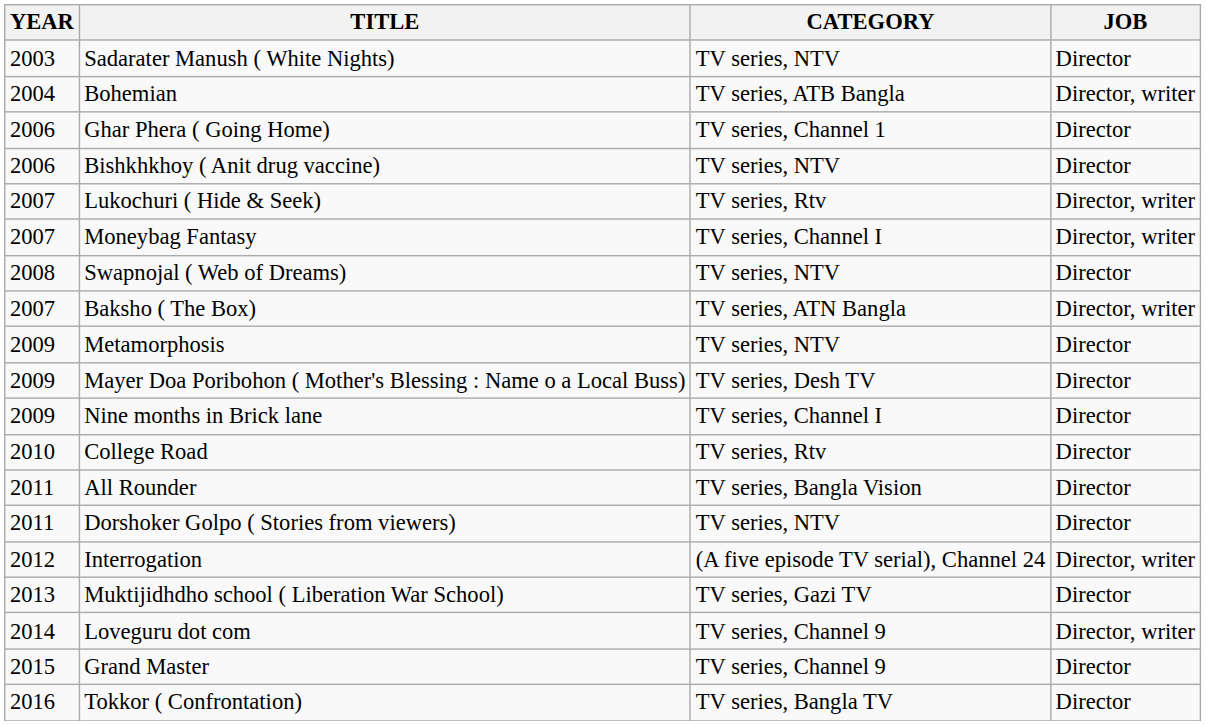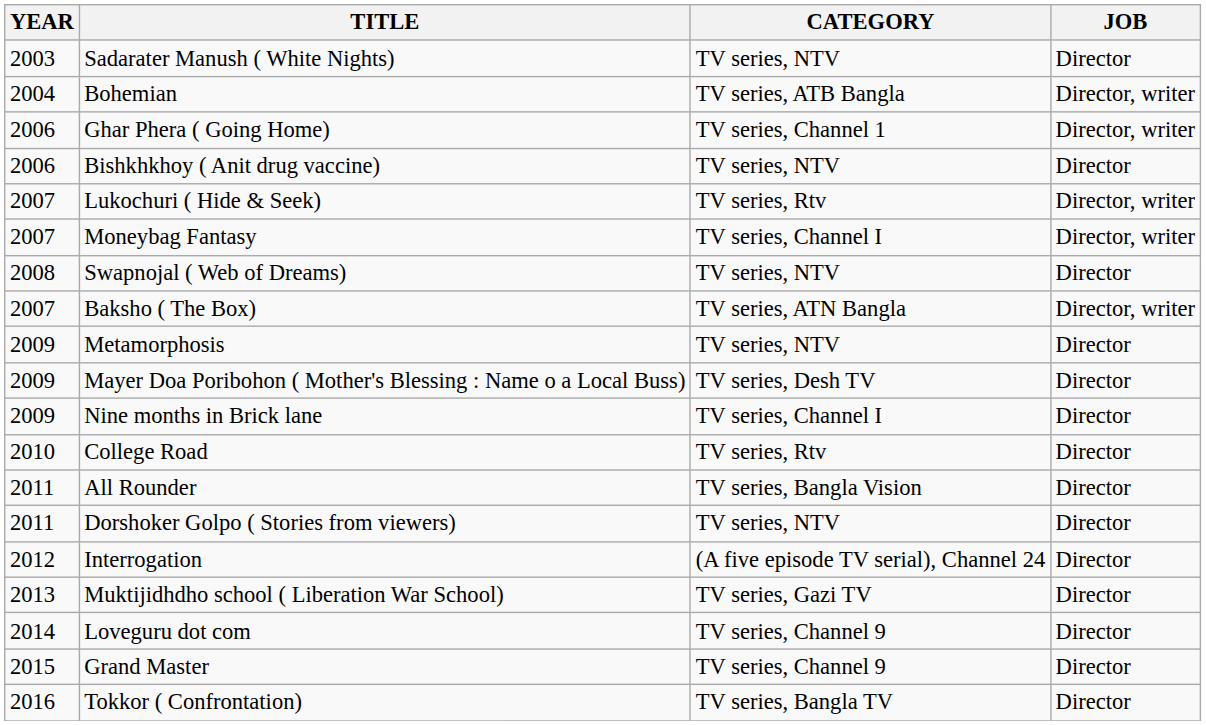(1093, 129) Director -> (1125, 129) Director, writer
(1125, 559) Director, writer -> (1093, 559) Director
(1125, 630) Director, writer -> (1093, 630) Director
